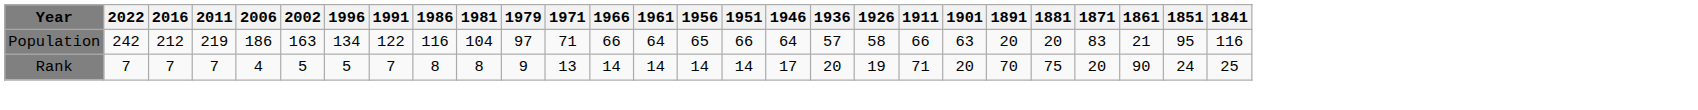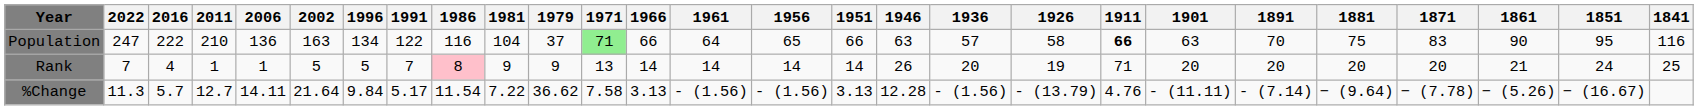(126, 42) 242 -> (126, 42) 247
(170, 42) 212 -> (170, 42) 222
(214, 42) 219 -> (214, 42) 210
(258, 42) 186 -> (263, 42) 136
(523, 42) 97 -> (555, 42) 37
(567, 42) no background -> (604, 42) lightgreen background
(788, 42) 64 -> (903, 42) 63
(921, 42) normal -> (1123, 42) bold
(1009, 42) 20 -> (1276, 42) 70
(1053, 42) 20 -> (1357, 42) 75
(1141, 42) 21 -> (1519, 42) 90
(170, 67) 7 -> (170, 67) 4
(214, 67) 7 -> (214, 67) 1
(258, 67) 4 -> (263, 67) 1
(435, 67) no background -> (458, 67) pink background
(479, 67) 8 -> (507, 67) 9
(788, 67) 17 -> (903, 67) 26
(1009, 67) 70 -> (1276, 67) 20
(1053, 67) 75 -> (1357, 67) 20
(1141, 67) 90 -> (1519, 67) 21
+ row: (54, 92)
